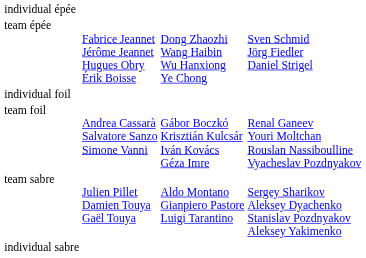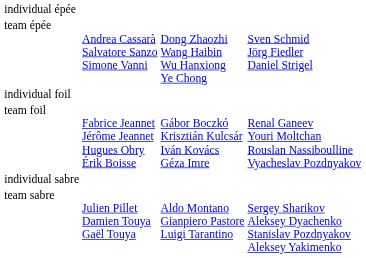(119, 58) Fabrice Jeannet Jérôme Jeannet Hugues Obry Érik Boisse -> (120, 52) Andrea Cassarà Salvatore Sanzo Simone Vanni
(120, 136) Andrea Cassarà Salvatore Sanzo Simone Vanni -> (119, 143) Fabrice Jeannet Jérôme Jeannet Hugues Obry Érik Boisse
rows swapped: (42, 247) <-> (29, 179)
